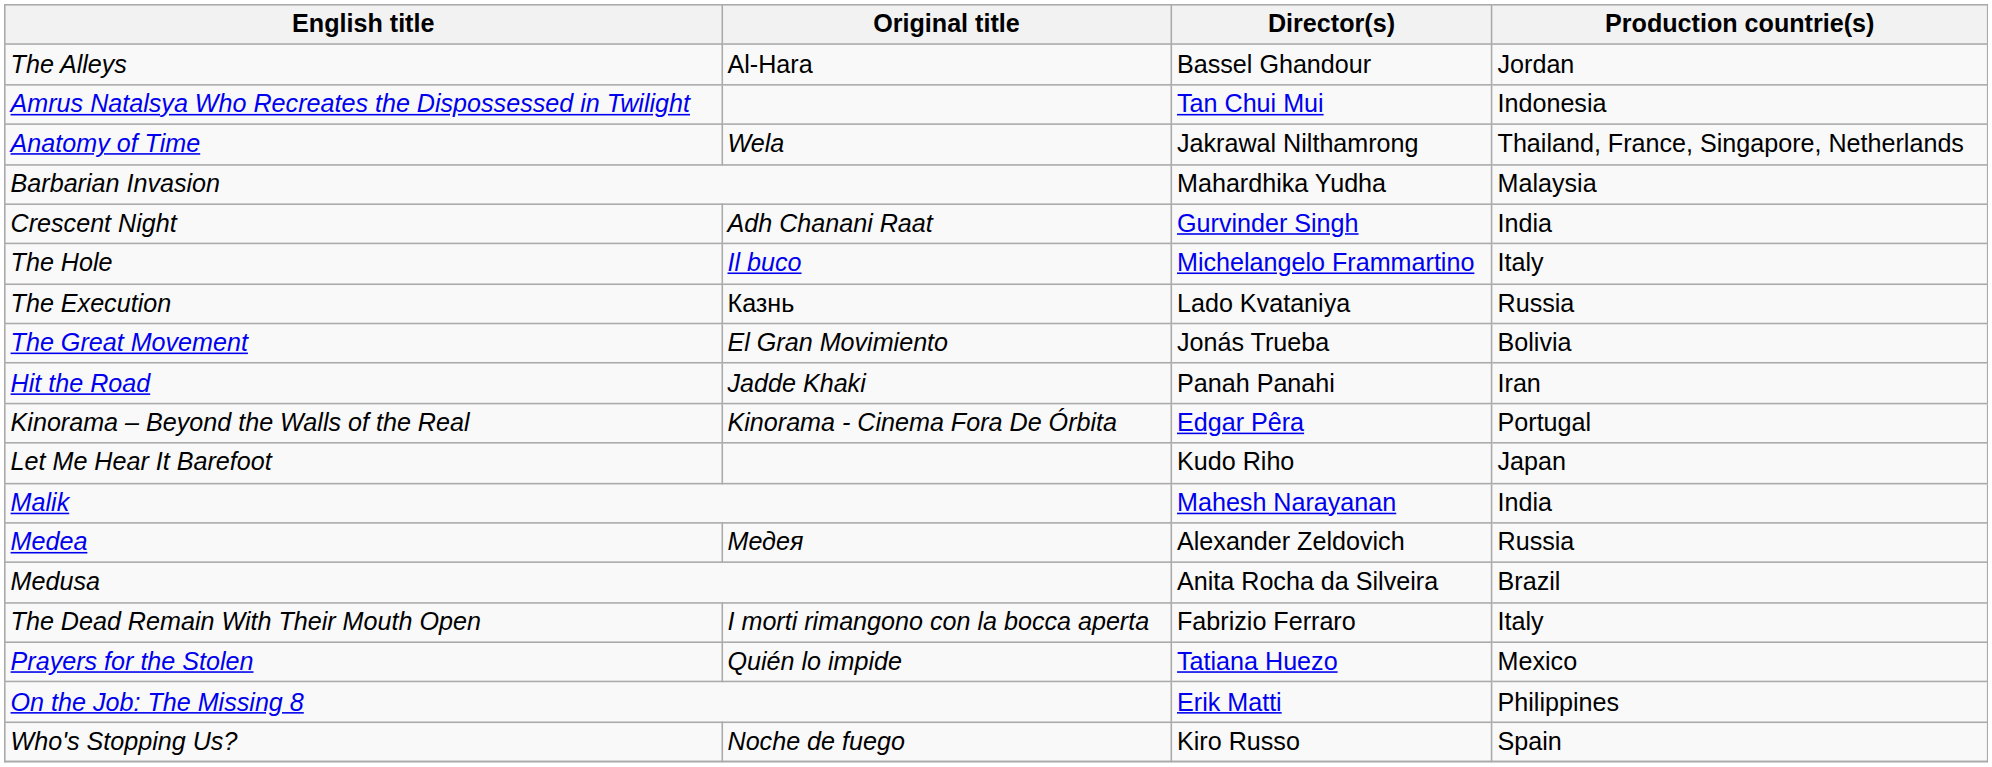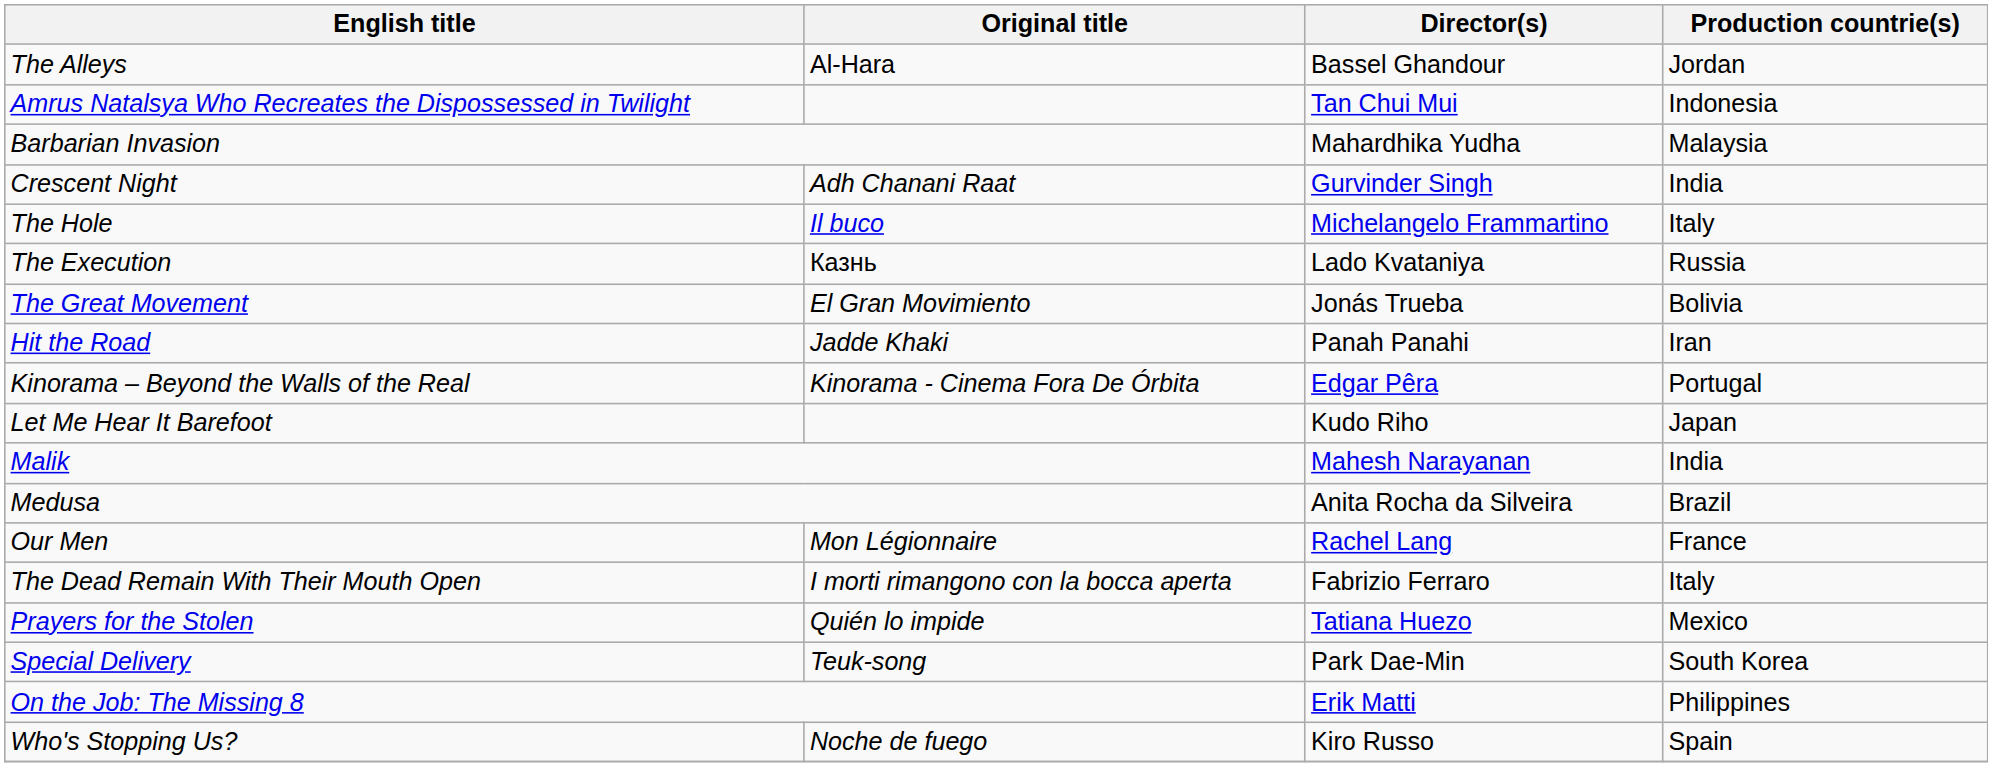- row: (105, 143)
- row: (49, 542)
+ row: (59, 542)
+ row: (101, 661)
